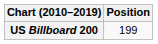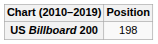(128, 30) 199 -> (128, 30) 198
